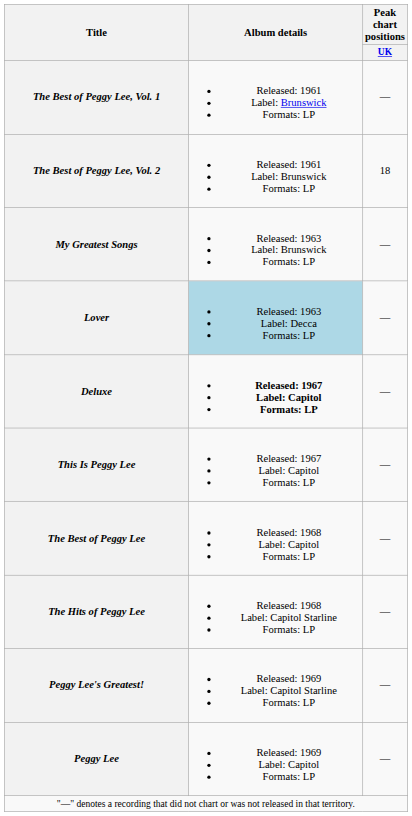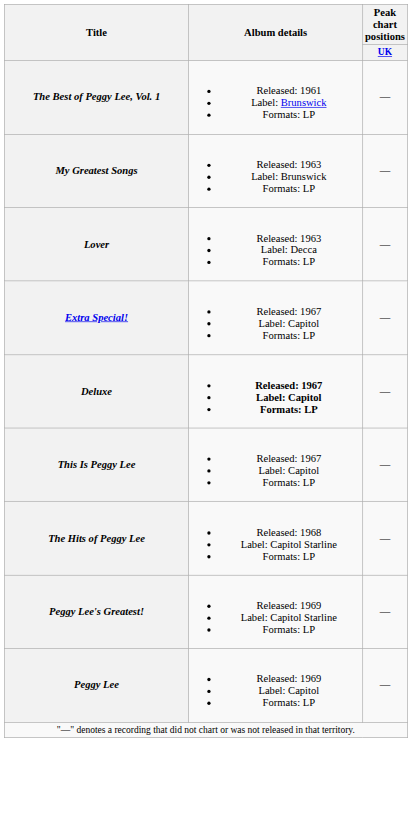- row: (97, 170)
(276, 324) lightblue background -> (276, 250) no background
+ row: (97, 317)
- row: (97, 538)
